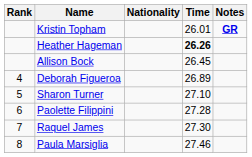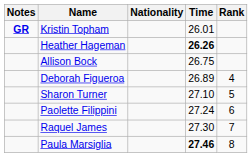columns swapped: (19, 12) <-> (230, 12)
(198, 62) 26.45 -> (201, 62) 26.75
(198, 111) 27.28 -> (201, 111) 27.24
(198, 144) normal -> (201, 144) bold
